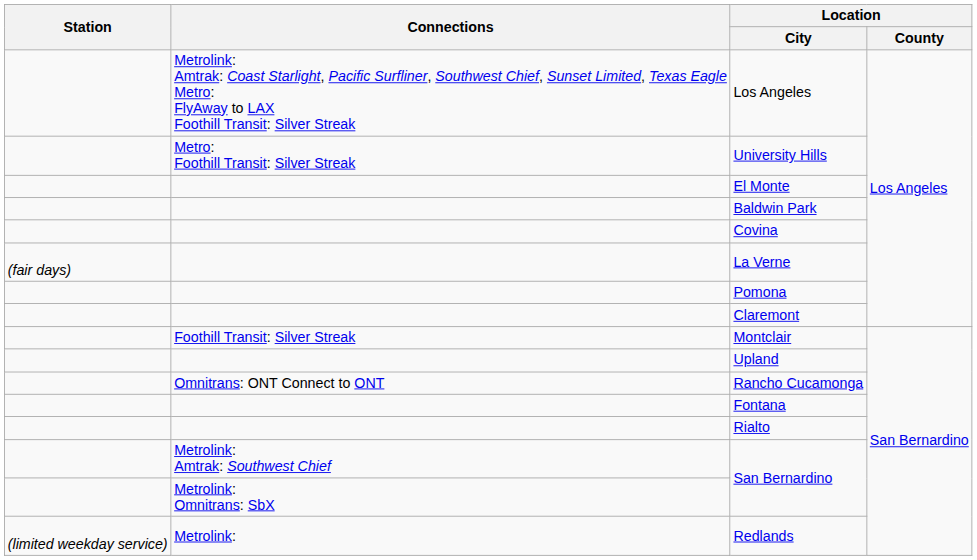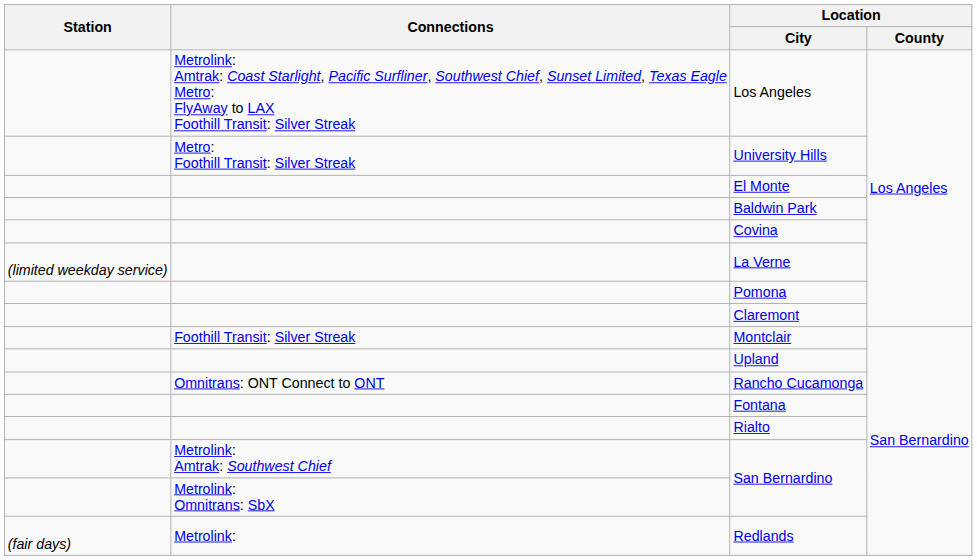(39, 269) (fair days) -> (88, 269) (limited weekday service)
(88, 543) (limited weekday service) -> (39, 543) (fair days)
